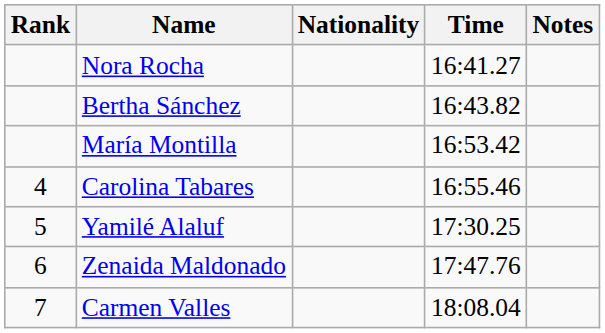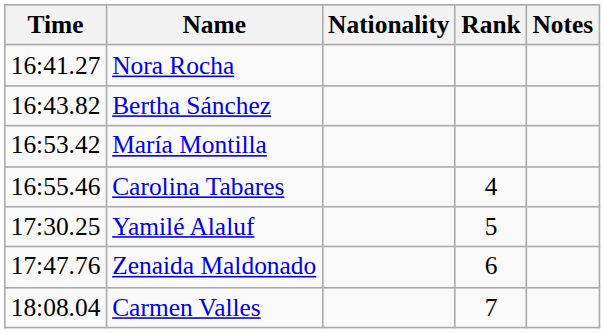columns swapped: (40, 24) <-> (476, 24)
